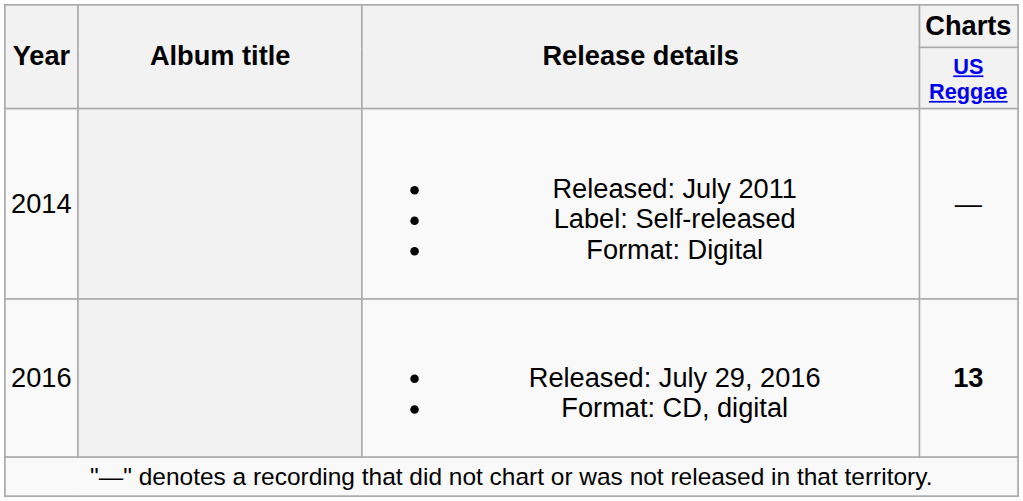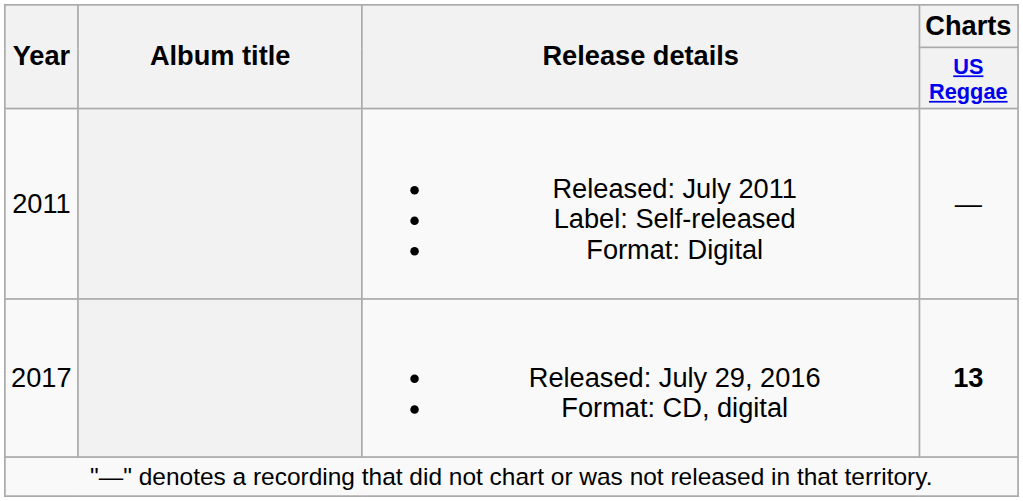(41, 203) 2014 -> (41, 203) 2011
(41, 377) 2016 -> (41, 377) 2017
